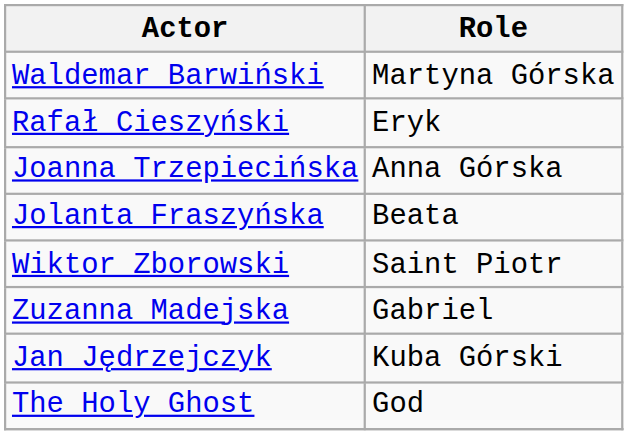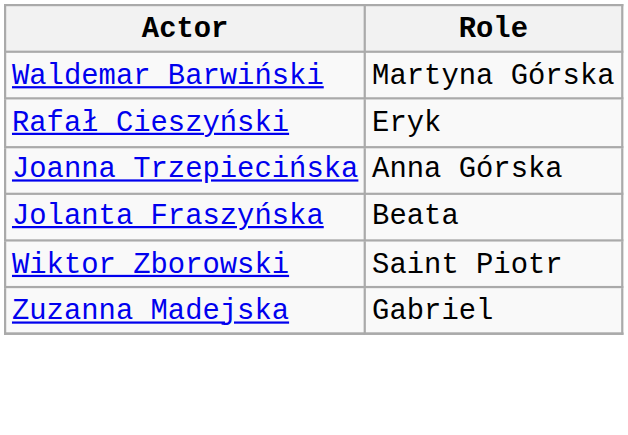- row: (142, 358)
- row: (133, 405)
